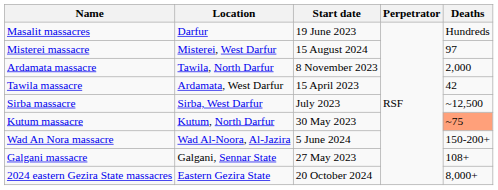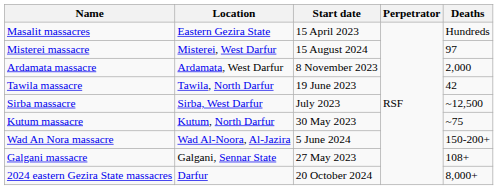(193, 31) Darfur -> (224, 31) Eastern Gezira State
(326, 31) 19 June 2023 -> (327, 31) 15 April 2023
(226, 67) Tawila, North Darfur -> (230, 67) Ardamata, West Darfur
(230, 85) Ardamata, West Darfur -> (226, 85) Tawila, North Darfur
(327, 85) 15 April 2023 -> (326, 85) 19 June 2023
(454, 121) lightsalmon background -> (454, 121) no background
(224, 175) Eastern Gezira State -> (193, 175) Darfur
